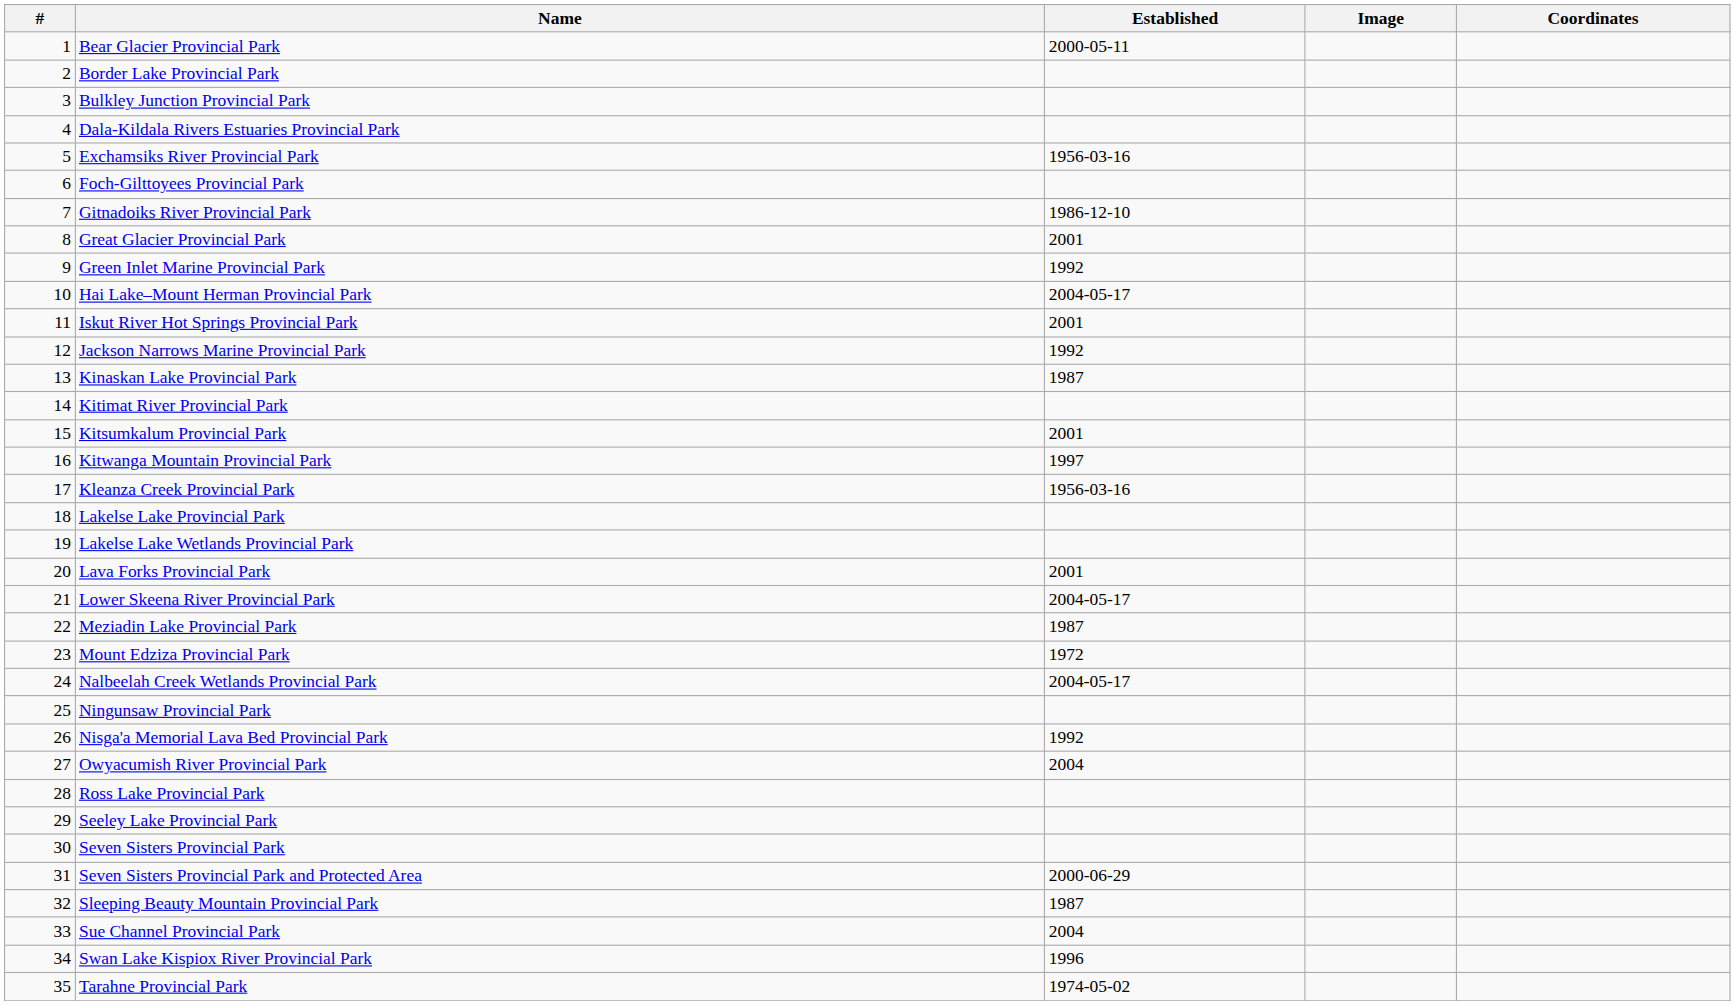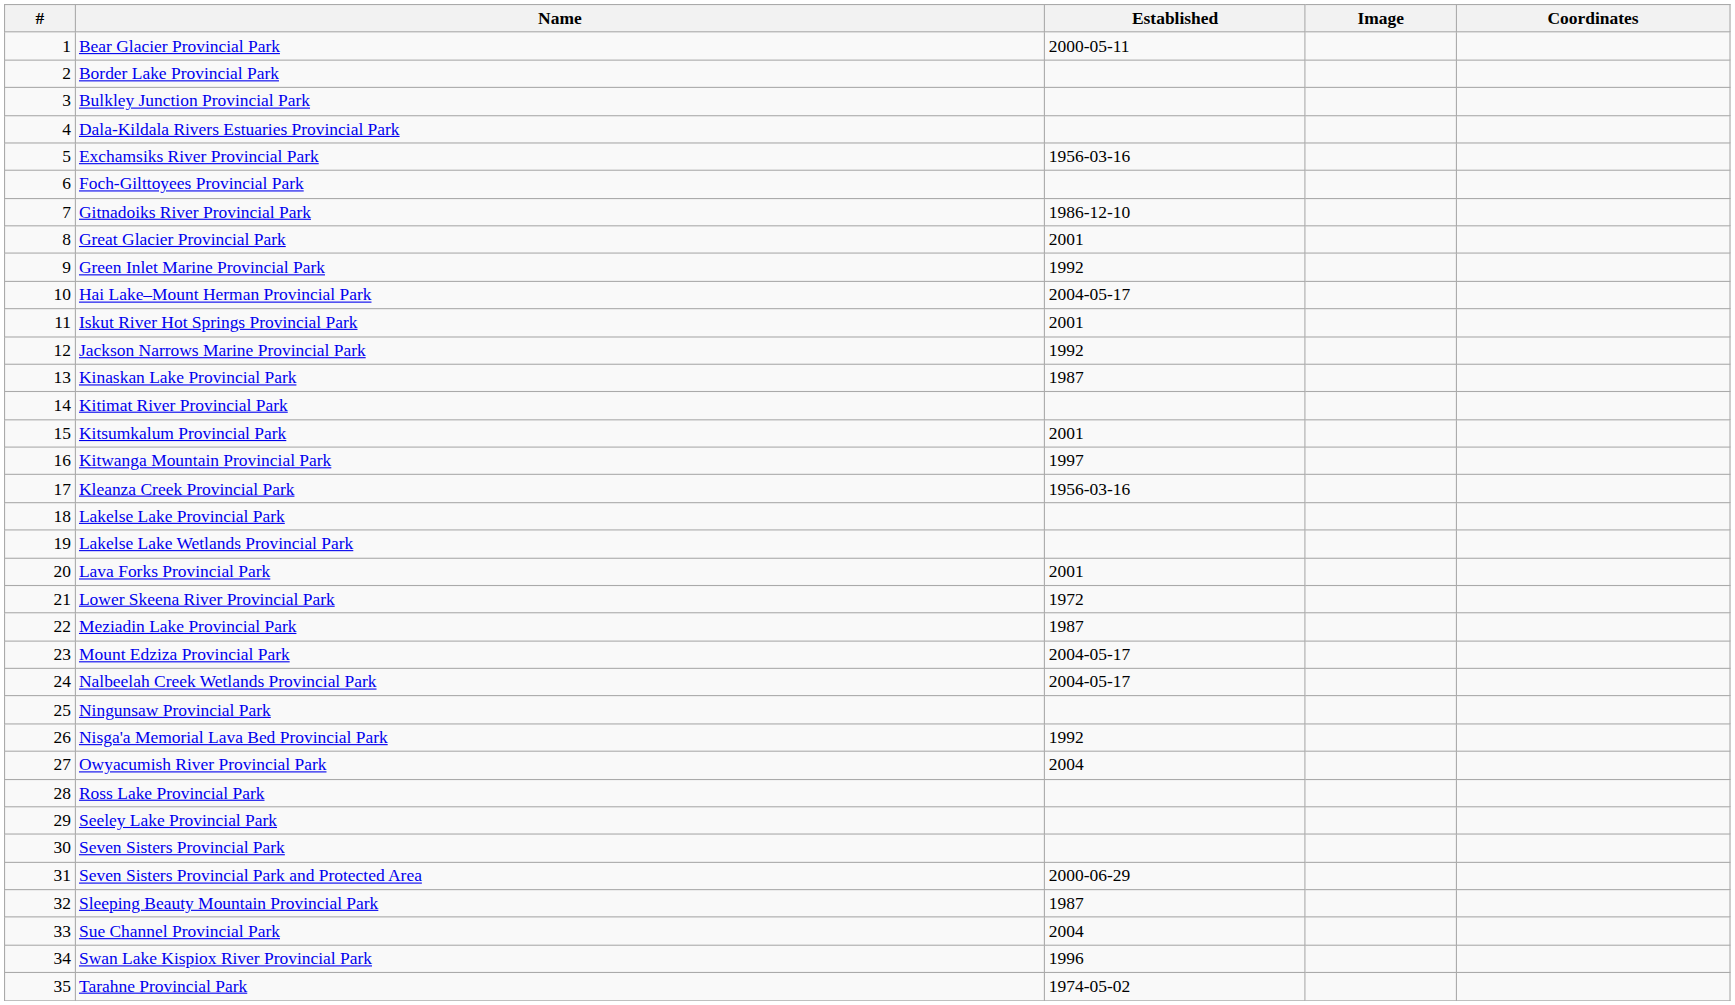(1089, 599) 2004-05-17 -> (1066, 599) 1972
(1066, 654) 1972 -> (1089, 654) 2004-05-17
